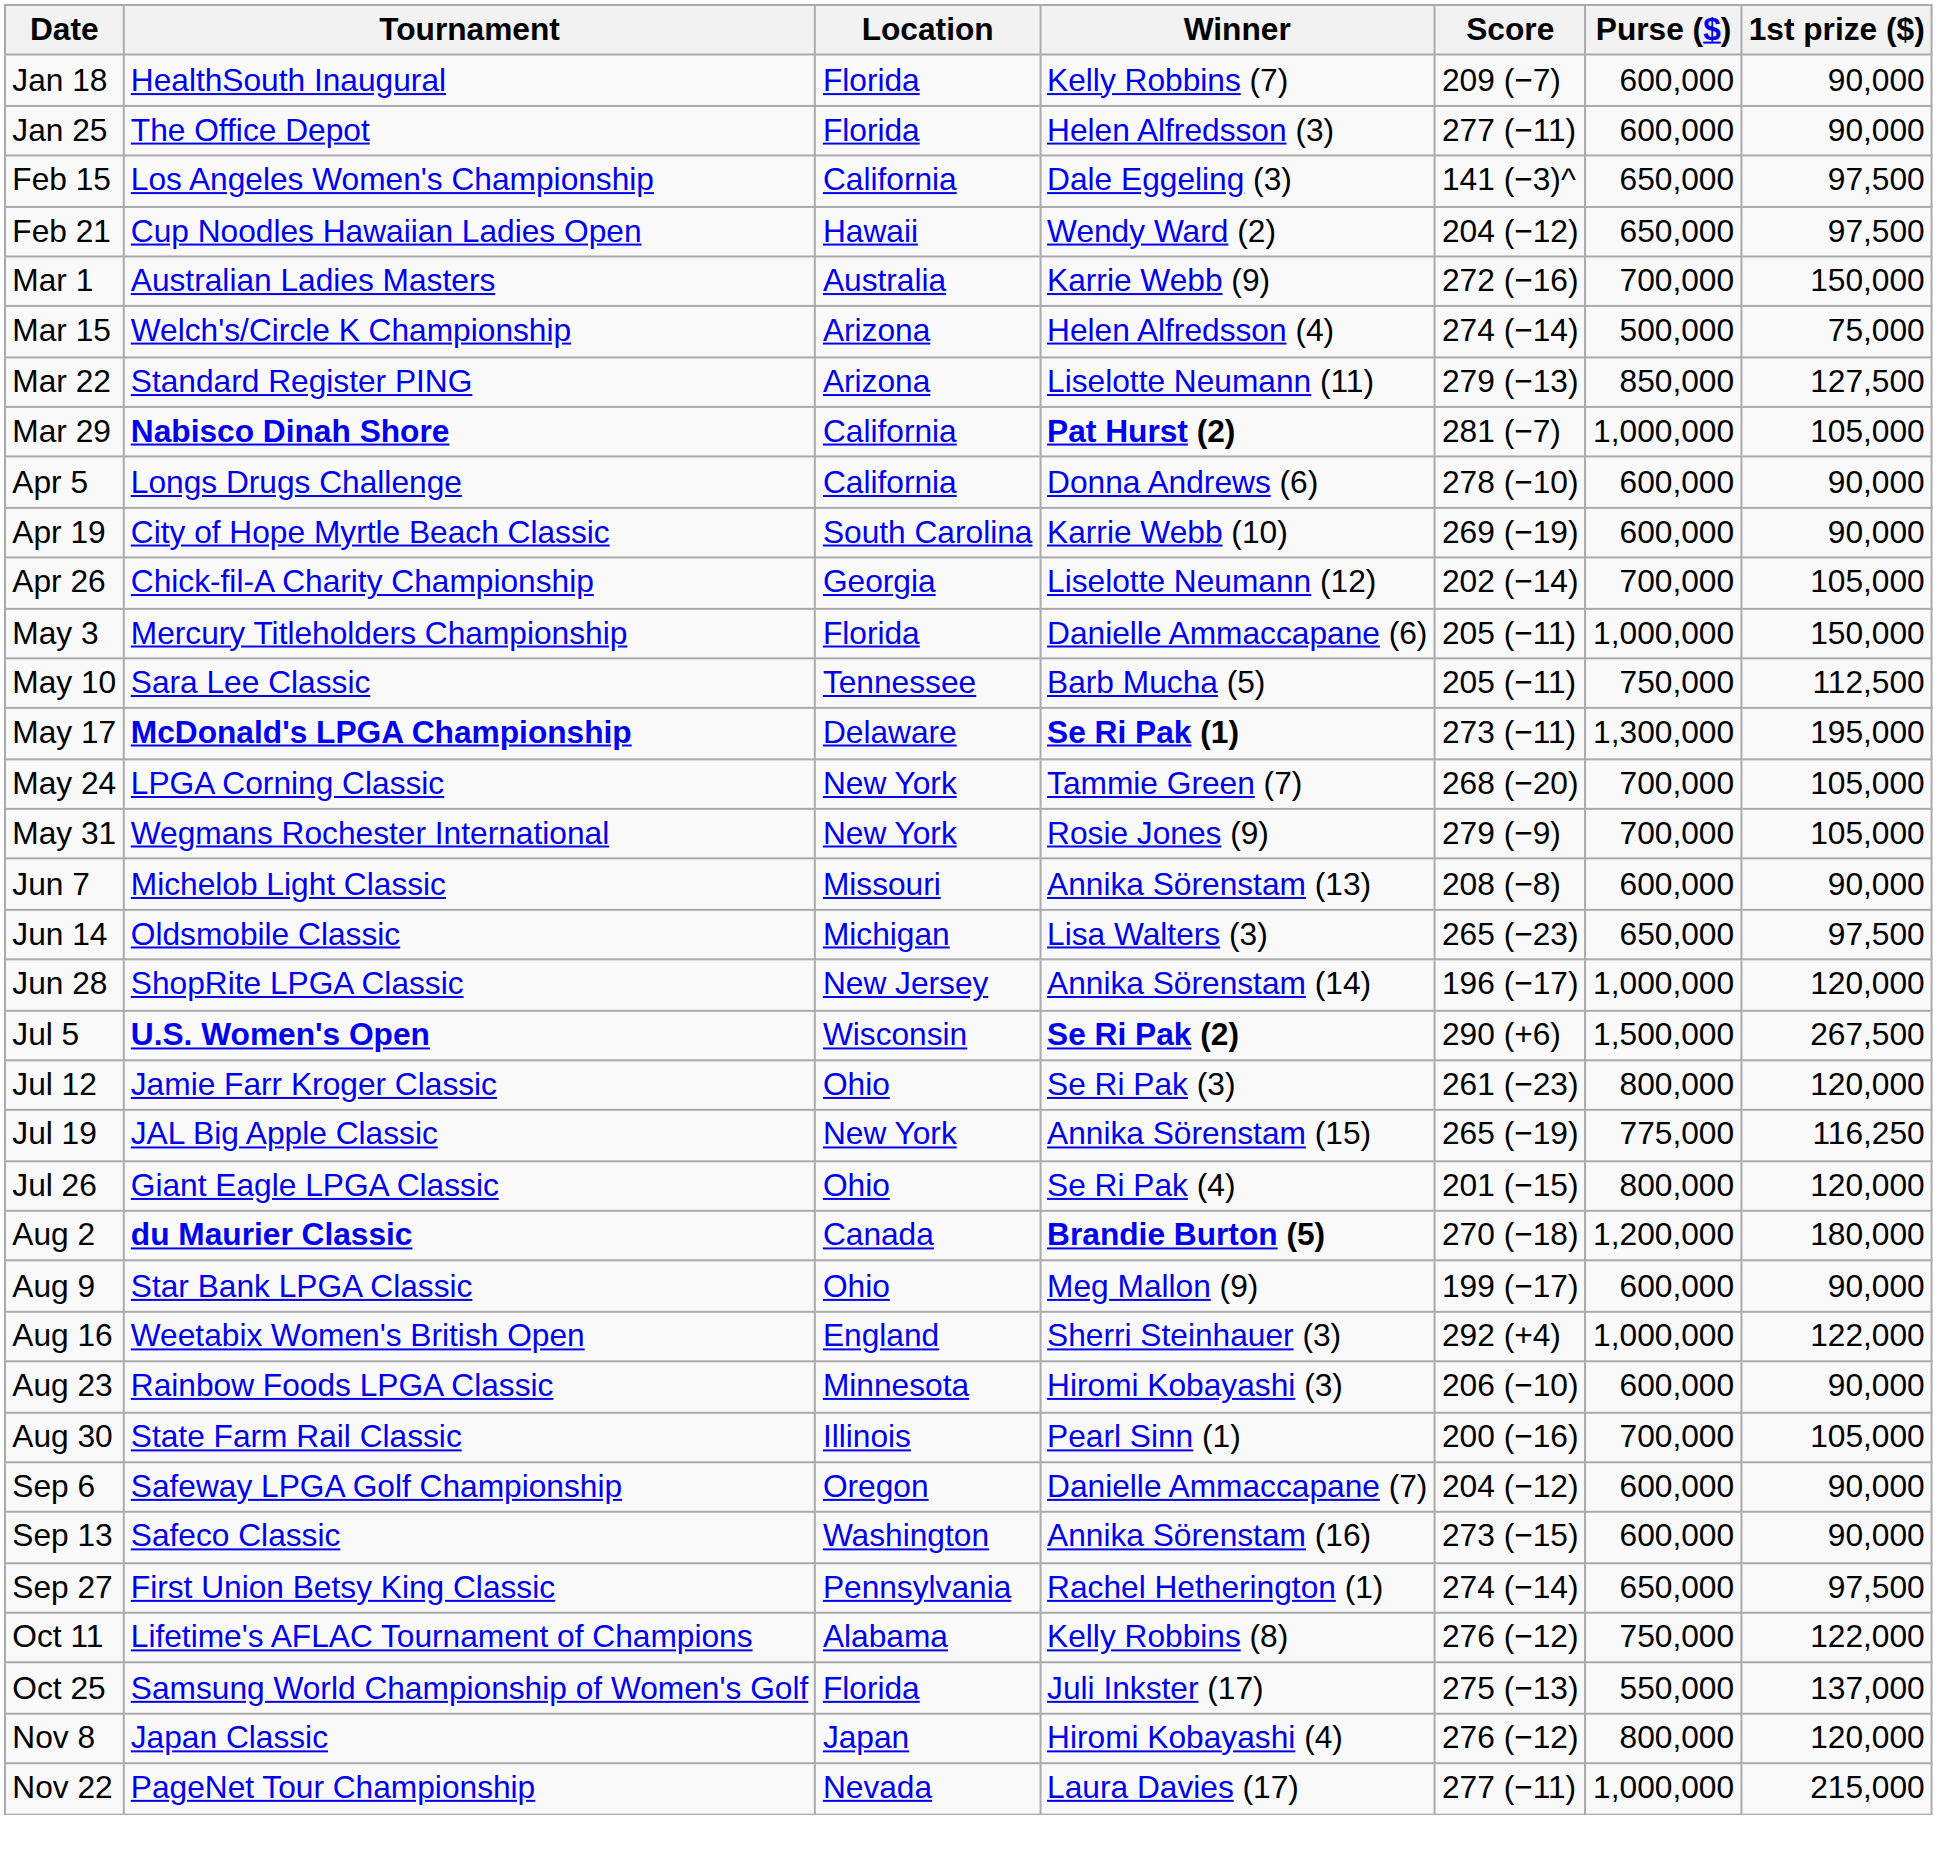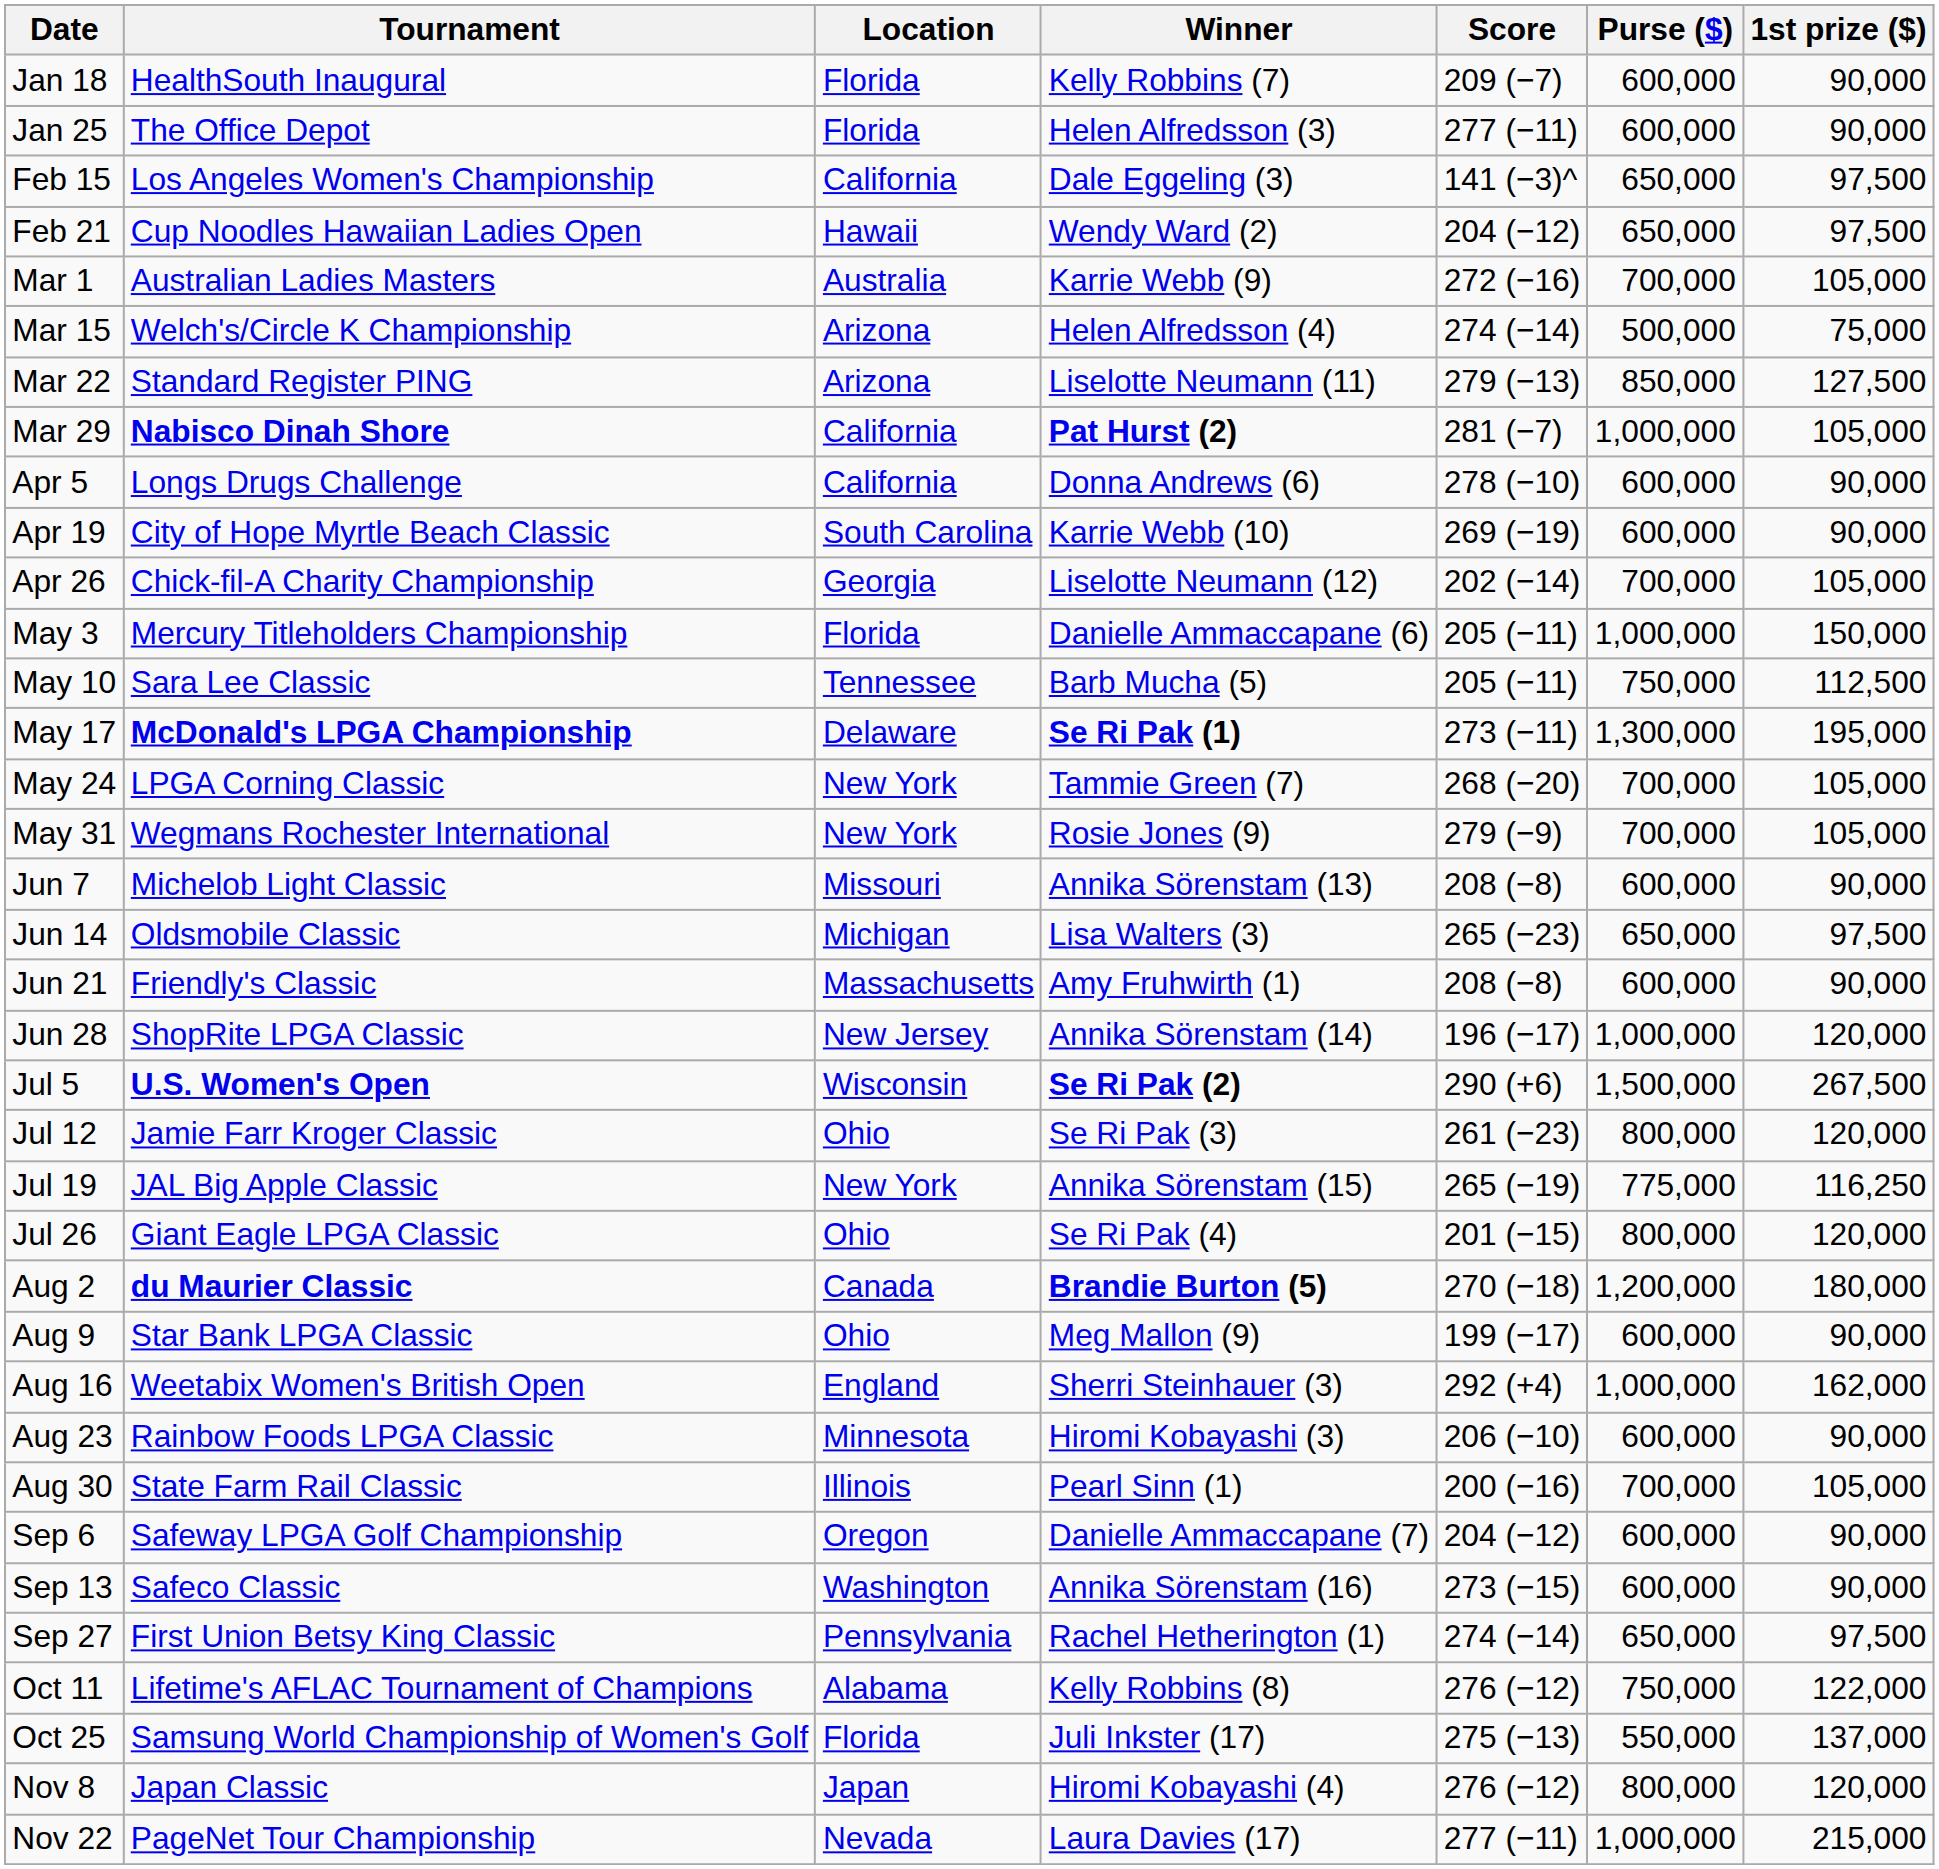(1867, 280) 150,000 -> (1869, 280) 105,000
+ row: (60, 984)
(1867, 1335) 122,000 -> (1869, 1386) 162,000
